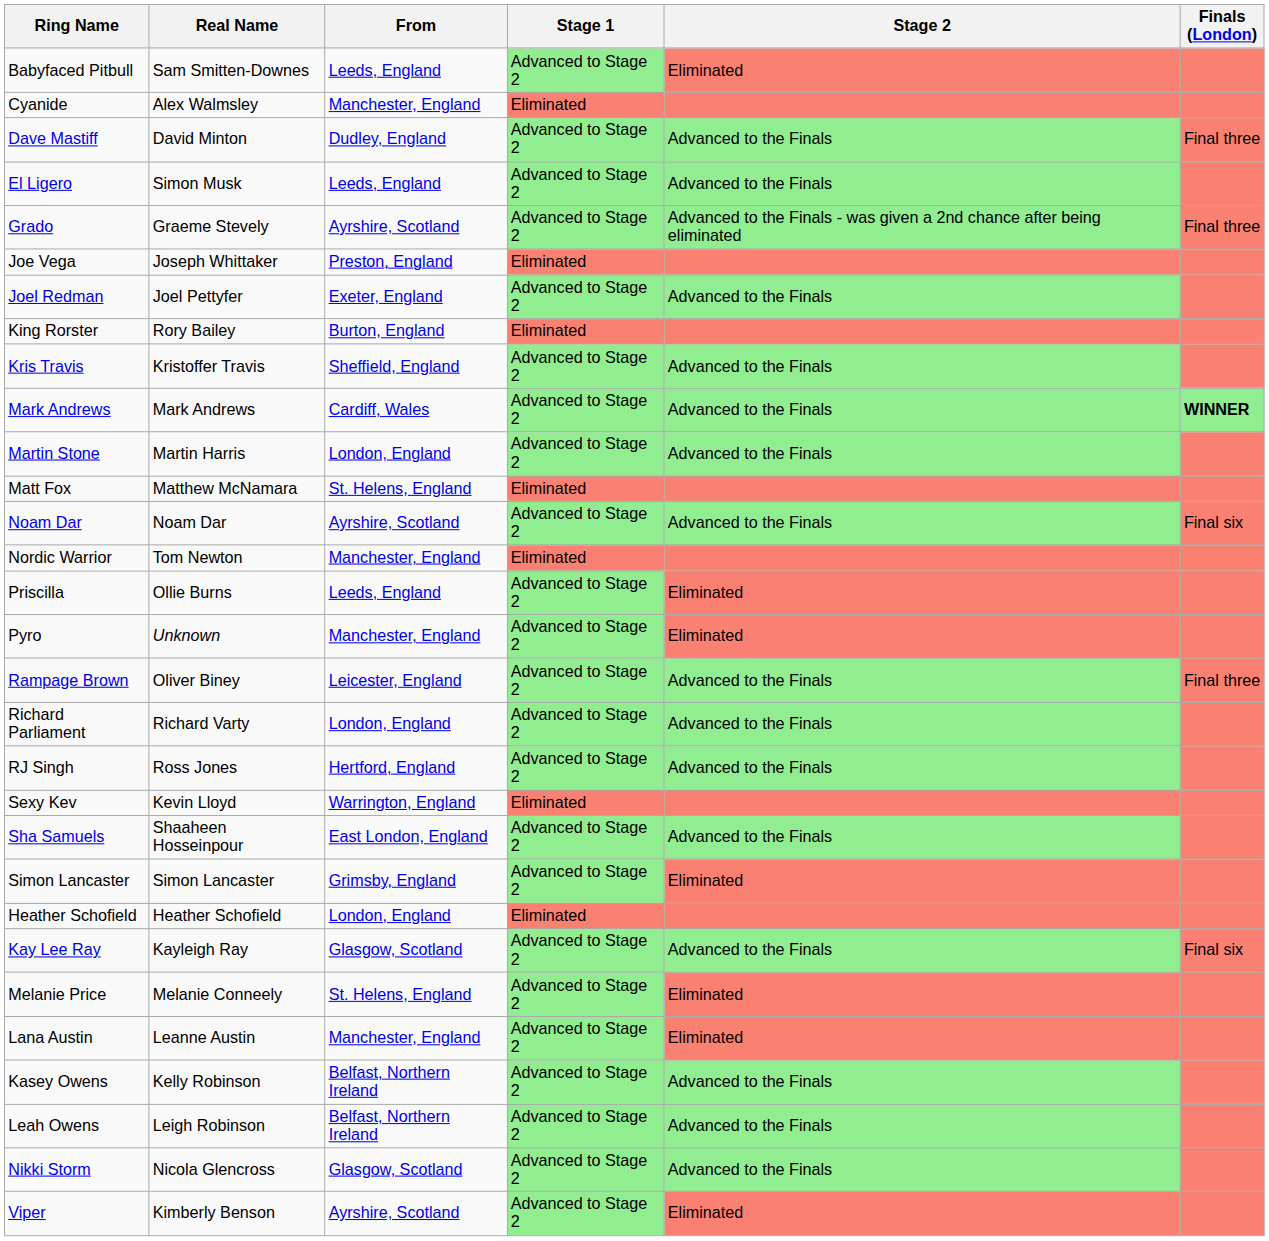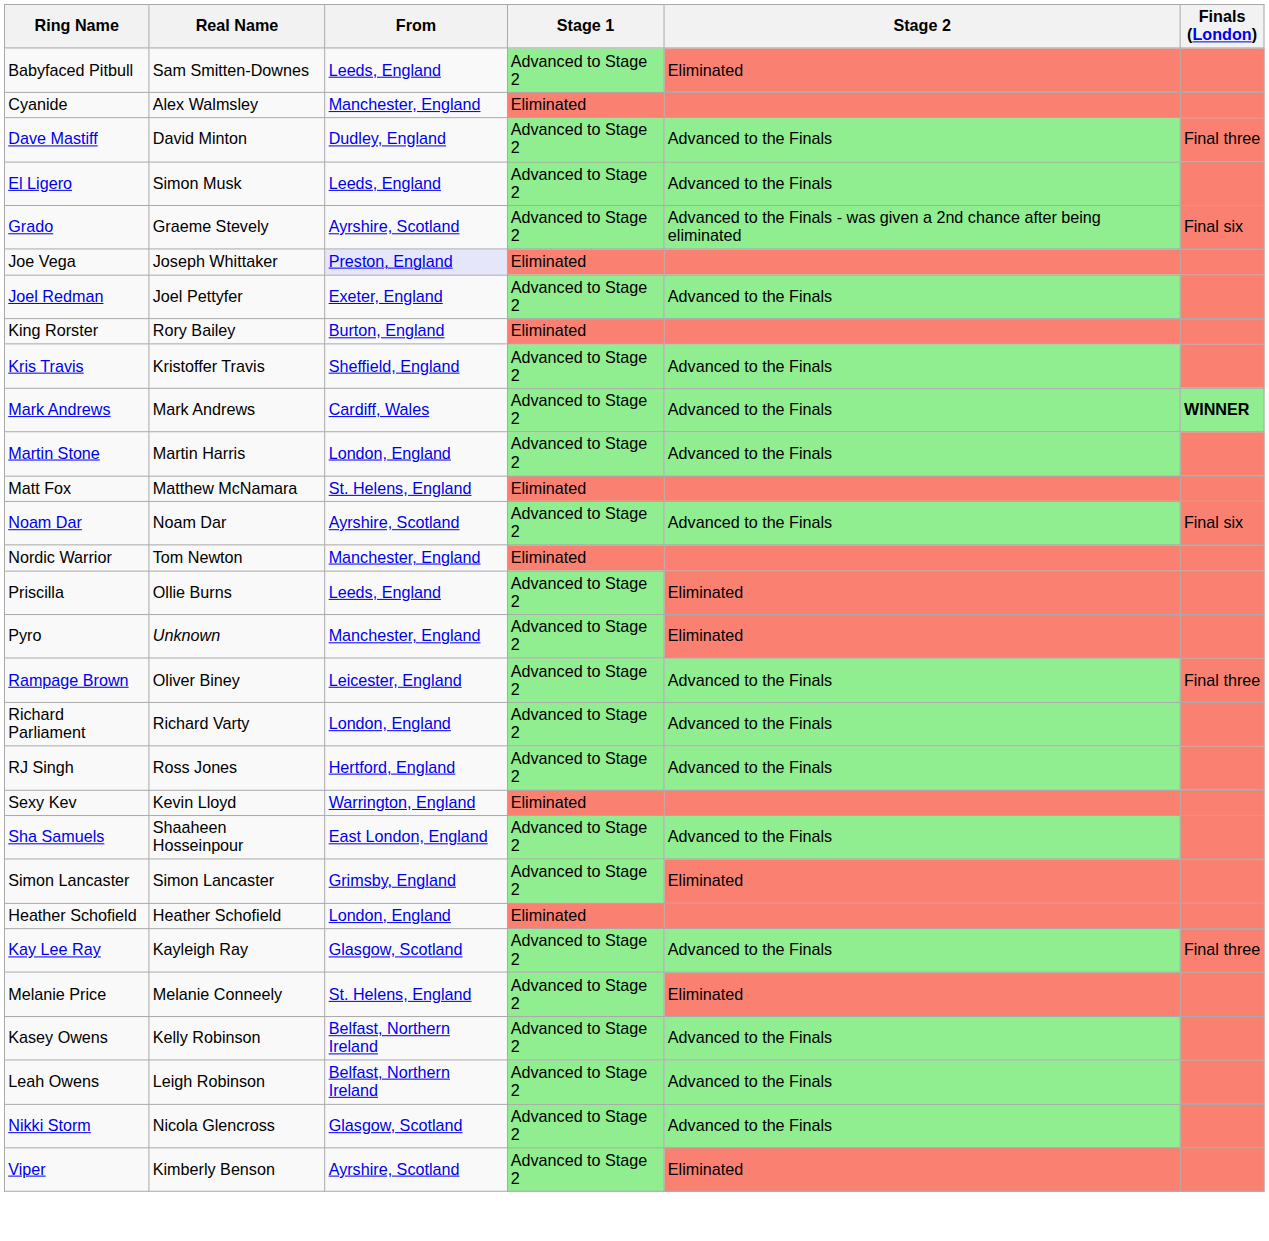(1222, 227) Final three -> (1214, 227) Final six
(391, 261) no background -> (391, 261) lavender background
(1214, 950) Final six -> (1222, 950) Final three
- row: (50, 1038)
